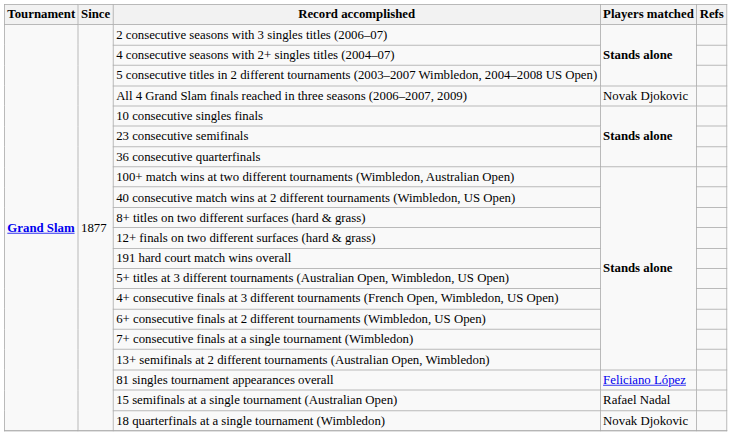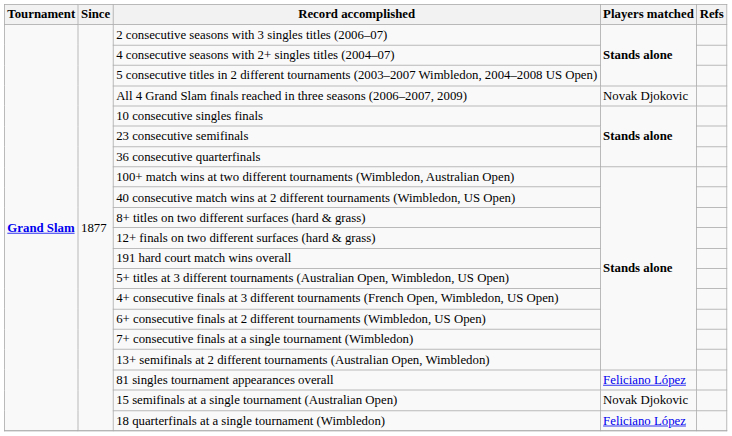(637, 400) Rafael Nadal -> (646, 400) Novak Djokovic
(646, 420) Novak Djokovic -> (645, 420) Feliciano López
